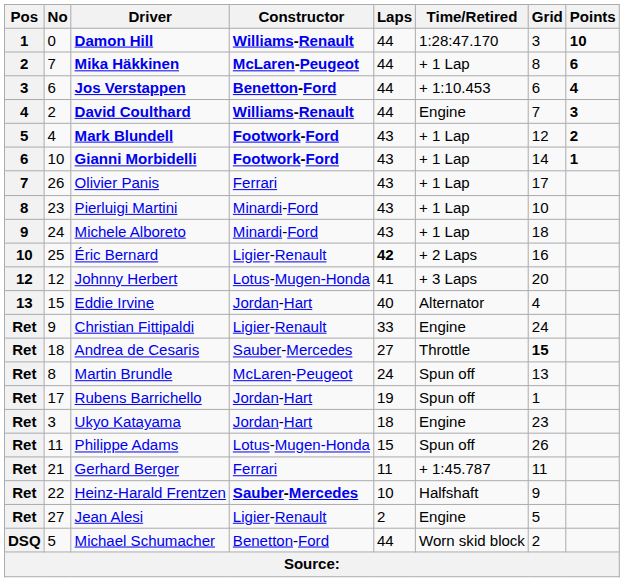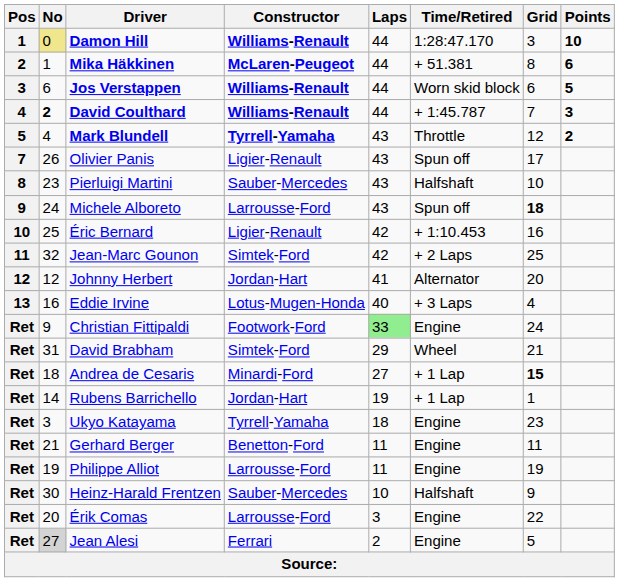(52, 40) no background -> (47, 40) khaki background
(52, 64) 7 -> (47, 64) 1
(444, 64) + 1 Lap -> (443, 64) + 51.381
(285, 88) Benetton-Ford -> (288, 88) Williams-Renault
(455, 88) + 1:10.453 -> (467, 88) Worn skid block
(574, 88) 4 -> (569, 88) 5
(52, 112) normal -> (47, 112) bold
(442, 112) Engine -> (450, 112) + 1:45.787
(286, 136) Footwork-Ford -> (281, 136) Tyrrell-Yamaha
(444, 136) + 1 Lap -> (440, 136) Throttle
- row: (136, 160)
(255, 183) Ferrari -> (275, 160) Ligier-Renault
(444, 183) + 1 Lap -> (442, 160) Spun off
(275, 207) Minardi-Ford -> (288, 183) Sauber-Mercedes
(444, 207) + 1 Lap -> (444, 183) Halfshaft
(275, 231) Minardi-Ford -> (279, 207) Larrousse-Ford
(444, 231) + 1 Lap -> (442, 207) Spun off
(540, 231) normal -> (535, 207) bold
(385, 255) bold -> (380, 231) normal
(448, 255) + 2 Laps -> (450, 231) + 1:10.453
+ row: (134, 255)
(301, 279) Lotus-Mugen-Honda -> (268, 279) Jordan-Hart
(448, 279) + 3 Laps -> (447, 279) Alternator
(56, 302) 15 -> (51, 302) 16
(273, 302) Jordan-Hart -> (296, 302) Lotus-Mugen-Honda
(452, 302) Alternator -> (443, 302) + 3 Laps
(280, 326) Ligier-Renault -> (277, 326) Footwork-Ford
(385, 326) no background -> (380, 326) lightgreen background
+ row: (121, 350)
(293, 350) Sauber-Mercedes -> (270, 374) Minardi-Ford
(445, 350) Throttle -> (439, 374) + 1 Lap
- row: (124, 374)
(56, 398) 17 -> (51, 398) 14
(447, 398) Spun off -> (439, 398) + 1 Lap
(273, 422) Jordan-Hart -> (278, 422) Tyrrell-Yamaha
- row: (126, 445)
(255, 469) Ferrari -> (276, 445) Benetton-Ford
(455, 469) + 1:45.787 -> (437, 445) Engine
+ row: (114, 469)
(56, 493) 22 -> (51, 493) 30
(296, 493) bold -> (288, 493) normal
+ row: (108, 517)
(56, 517) no background -> (51, 541) lightgrey background
(280, 517) Ligier-Renault -> (250, 541) Ferrari
- row: (145, 541)
